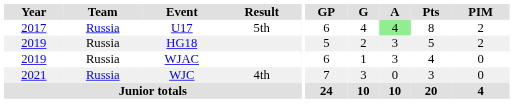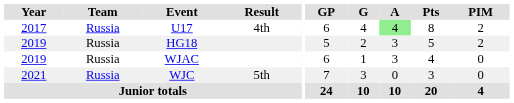(262, 27) 5th -> (262, 27) 4th
(262, 75) 4th -> (262, 75) 5th
